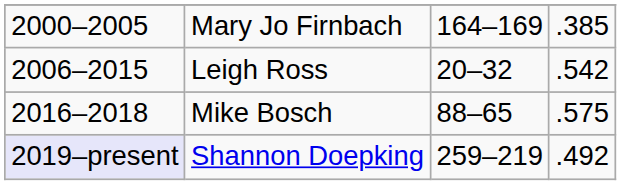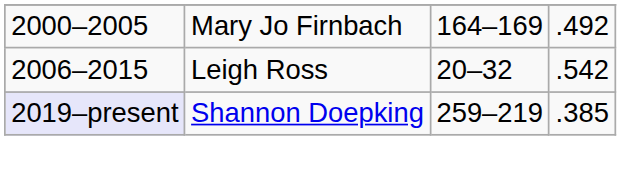(582, 26) .385 -> (582, 26) .492
- row: (262, 112)
(582, 156) .492 -> (582, 112) .385
